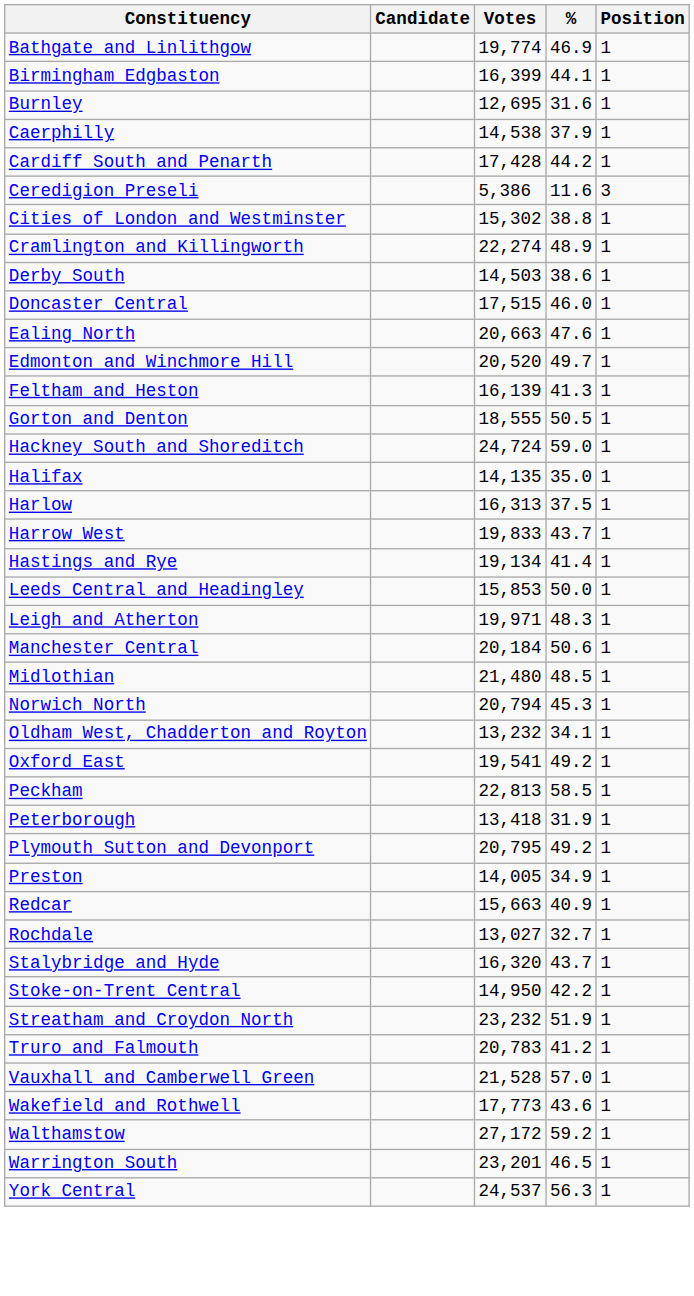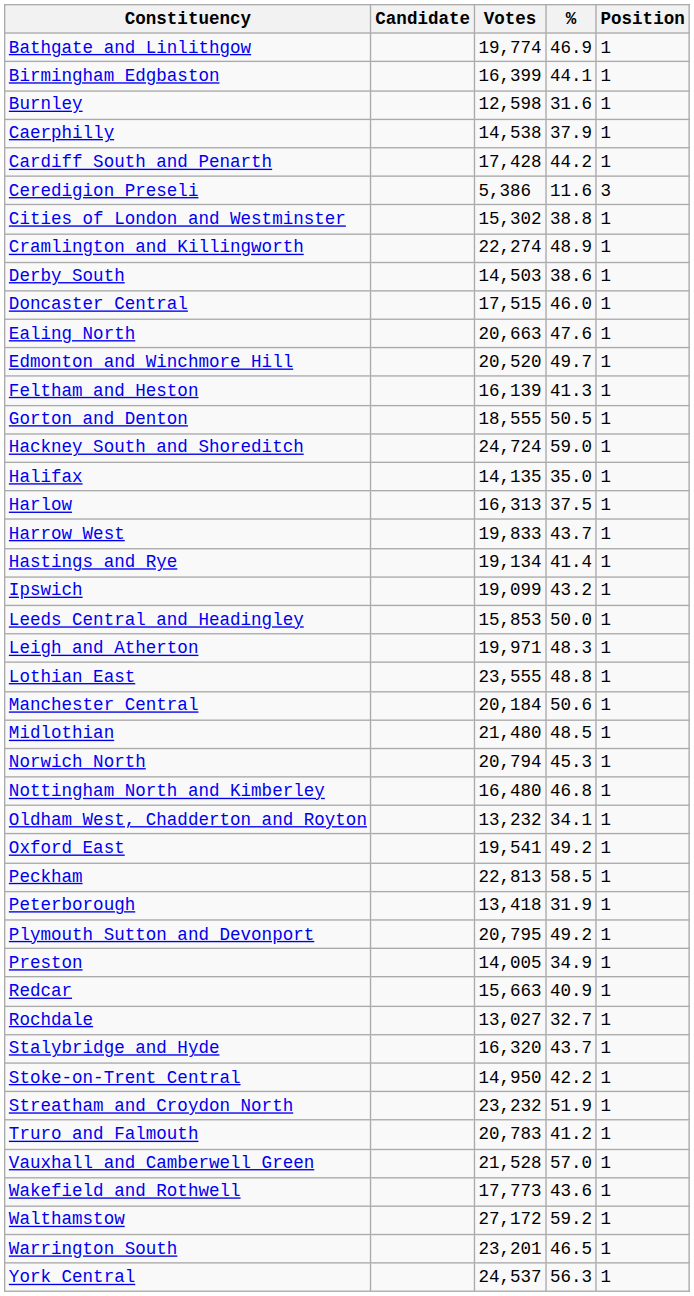(510, 105) 12,695 -> (510, 105) 12,598
+ row: (46, 591)
+ row: (72, 677)
+ row: (167, 791)
